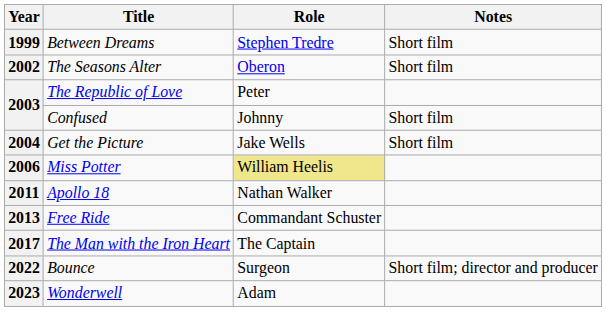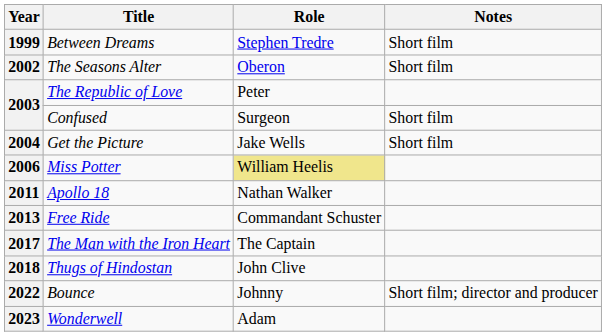(260, 117) Johnny -> (264, 117) Surgeon
+ row: (24, 268)
(264, 268) Surgeon -> (260, 293) Johnny
